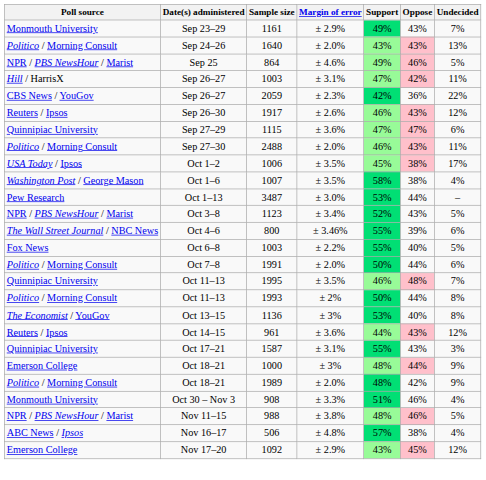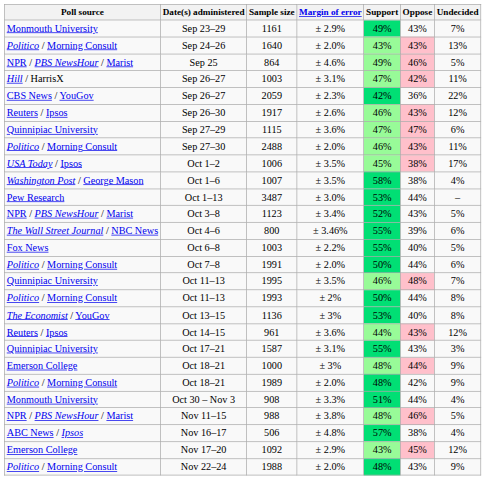(417, 400) 46% -> (417, 400) 44%
+ row: (204, 467)
